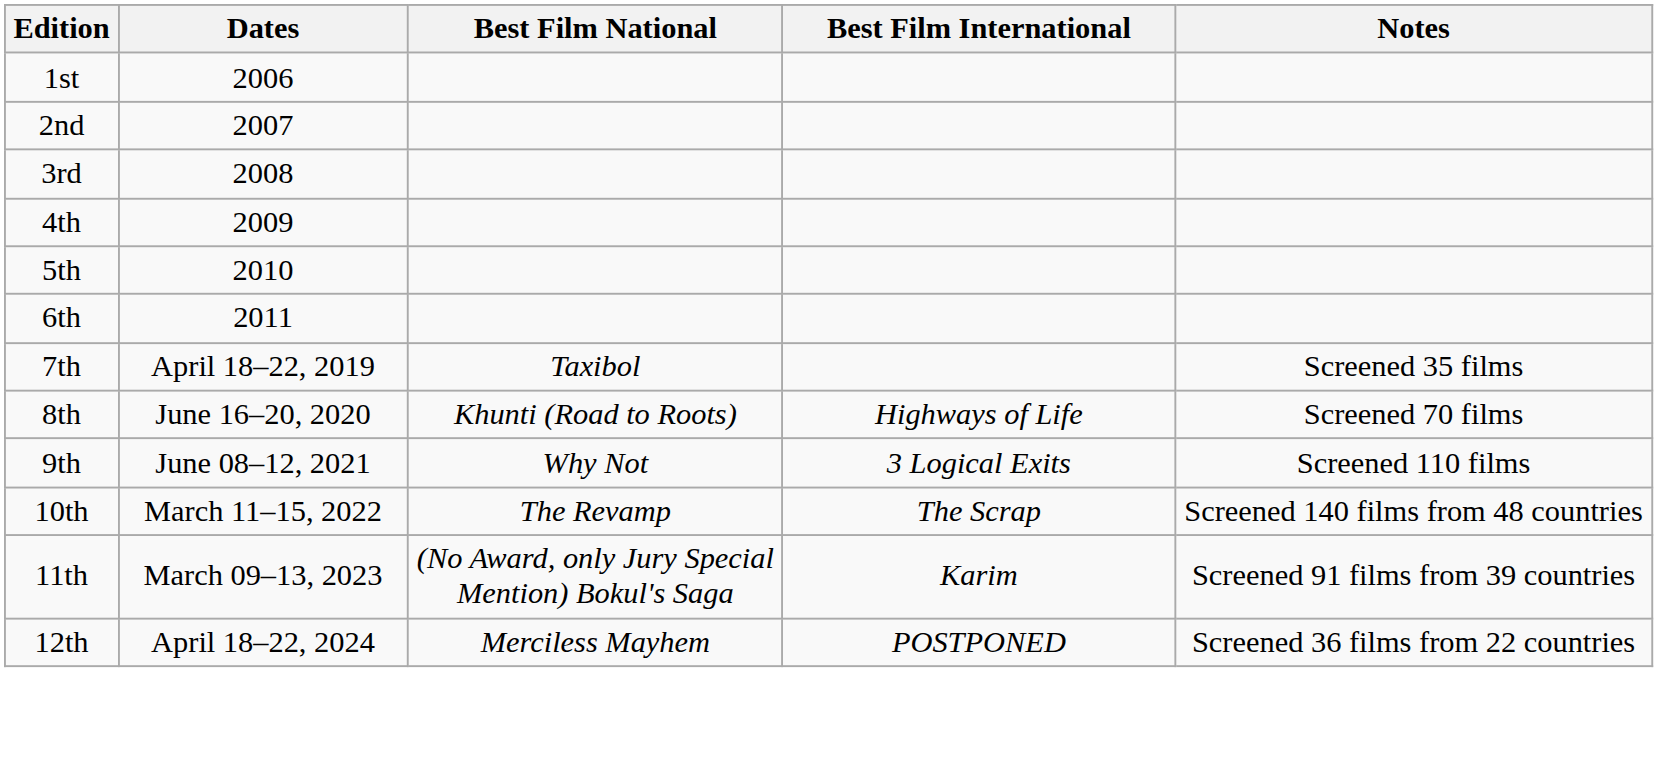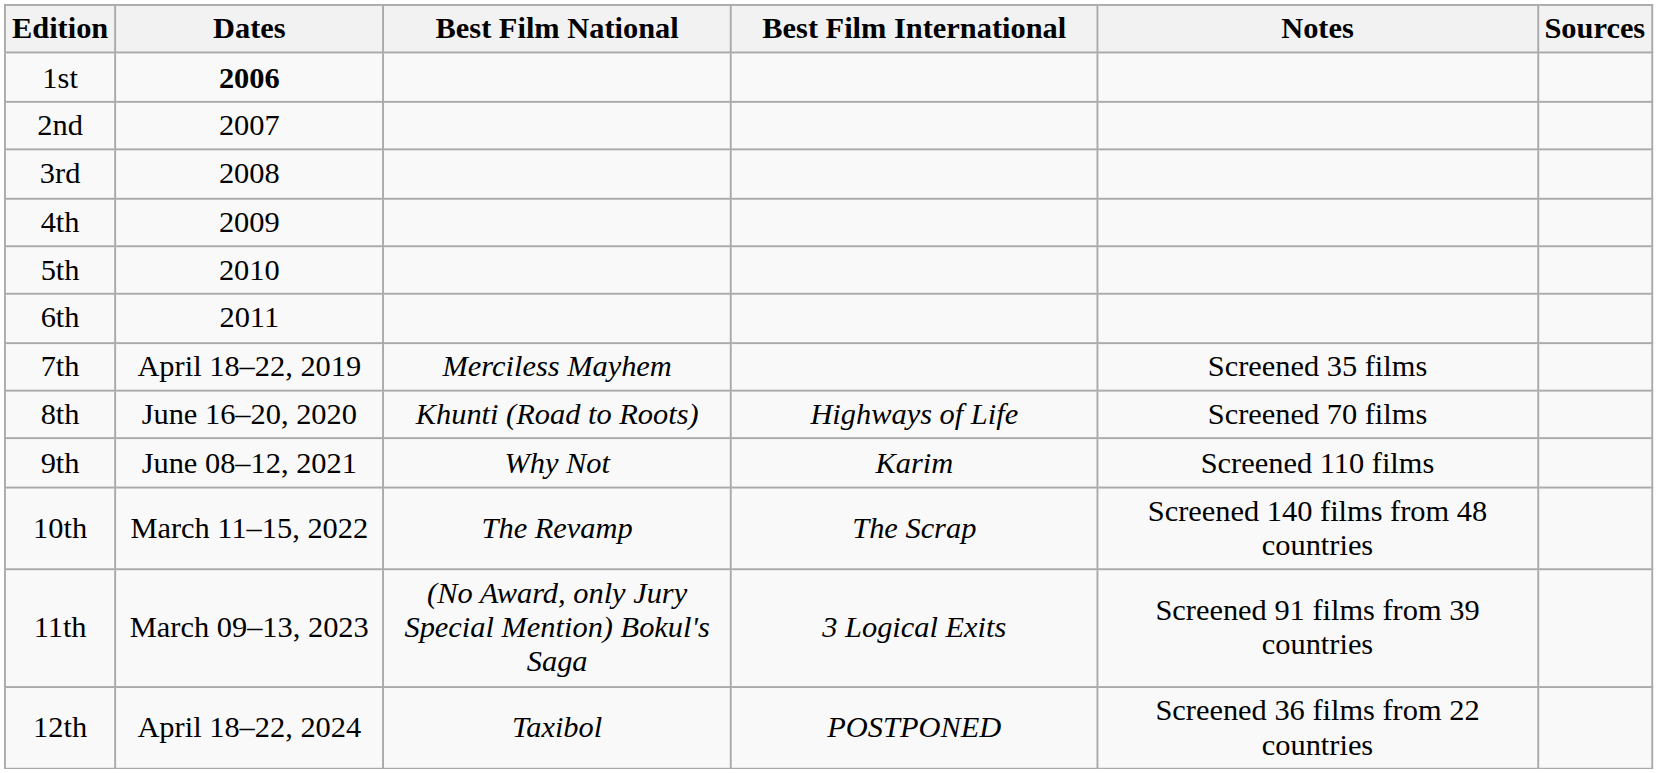+ column: (1595, 28)
(263, 76) normal -> (249, 76) bold
(595, 366) Taxibol -> (557, 366) Merciless Mayhem
(979, 462) 3 Logical Exits -> (914, 462) Karim
(979, 576) Karim -> (914, 627) 3 Logical Exits
(595, 641) Merciless Mayhem -> (557, 726) Taxibol
